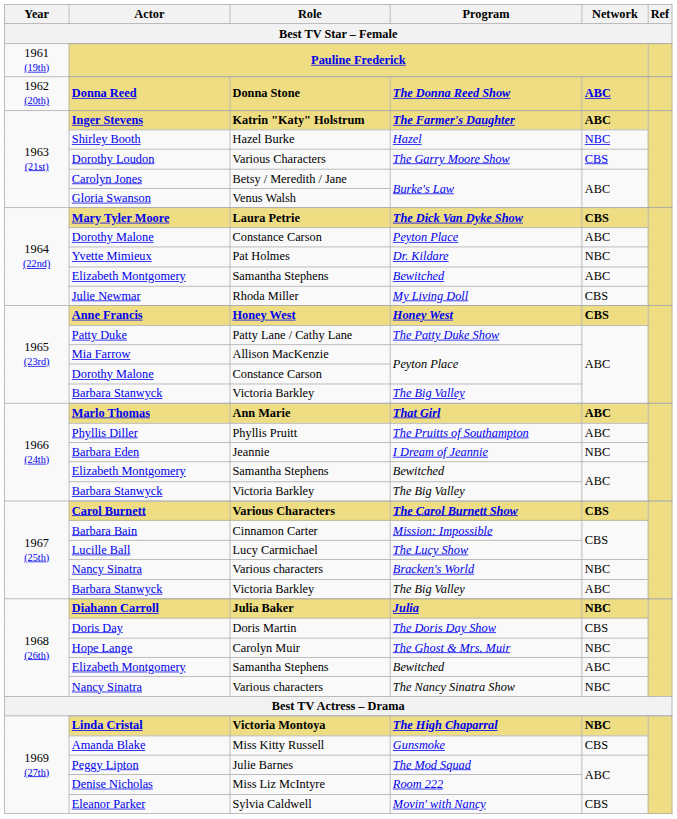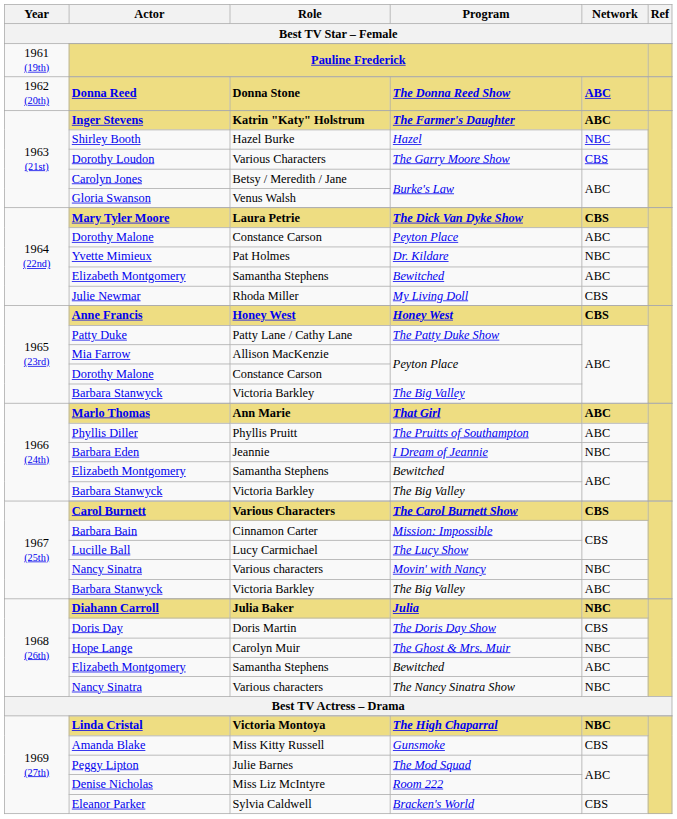(433, 569) Bracken's World -> (439, 569) Movin' with Nancy
(439, 804) Movin' with Nancy -> (433, 804) Bracken's World
